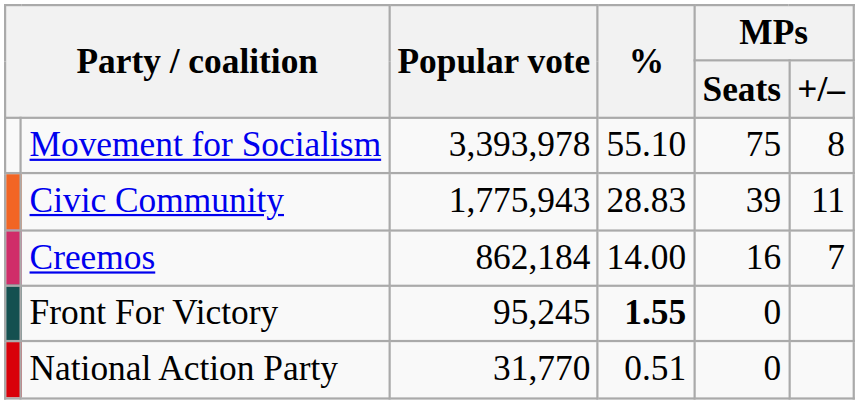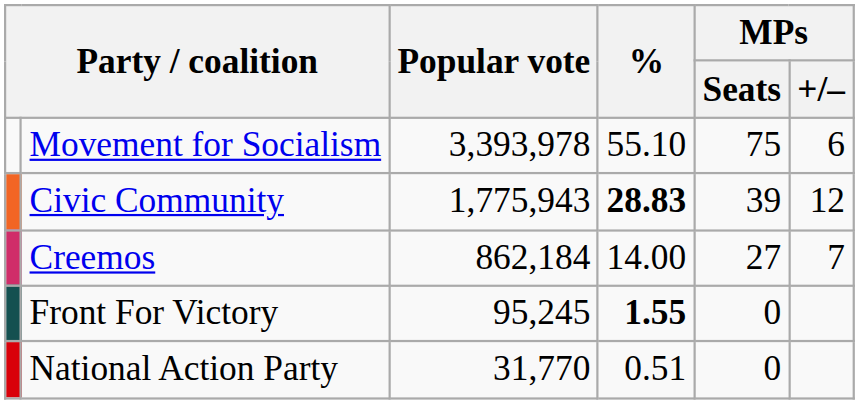(836, 144) 8 -> (836, 144) 6
(646, 200) normal -> (646, 200) bold
(828, 200) 11 -> (827, 200) 12
(763, 256) 16 -> (763, 256) 27
